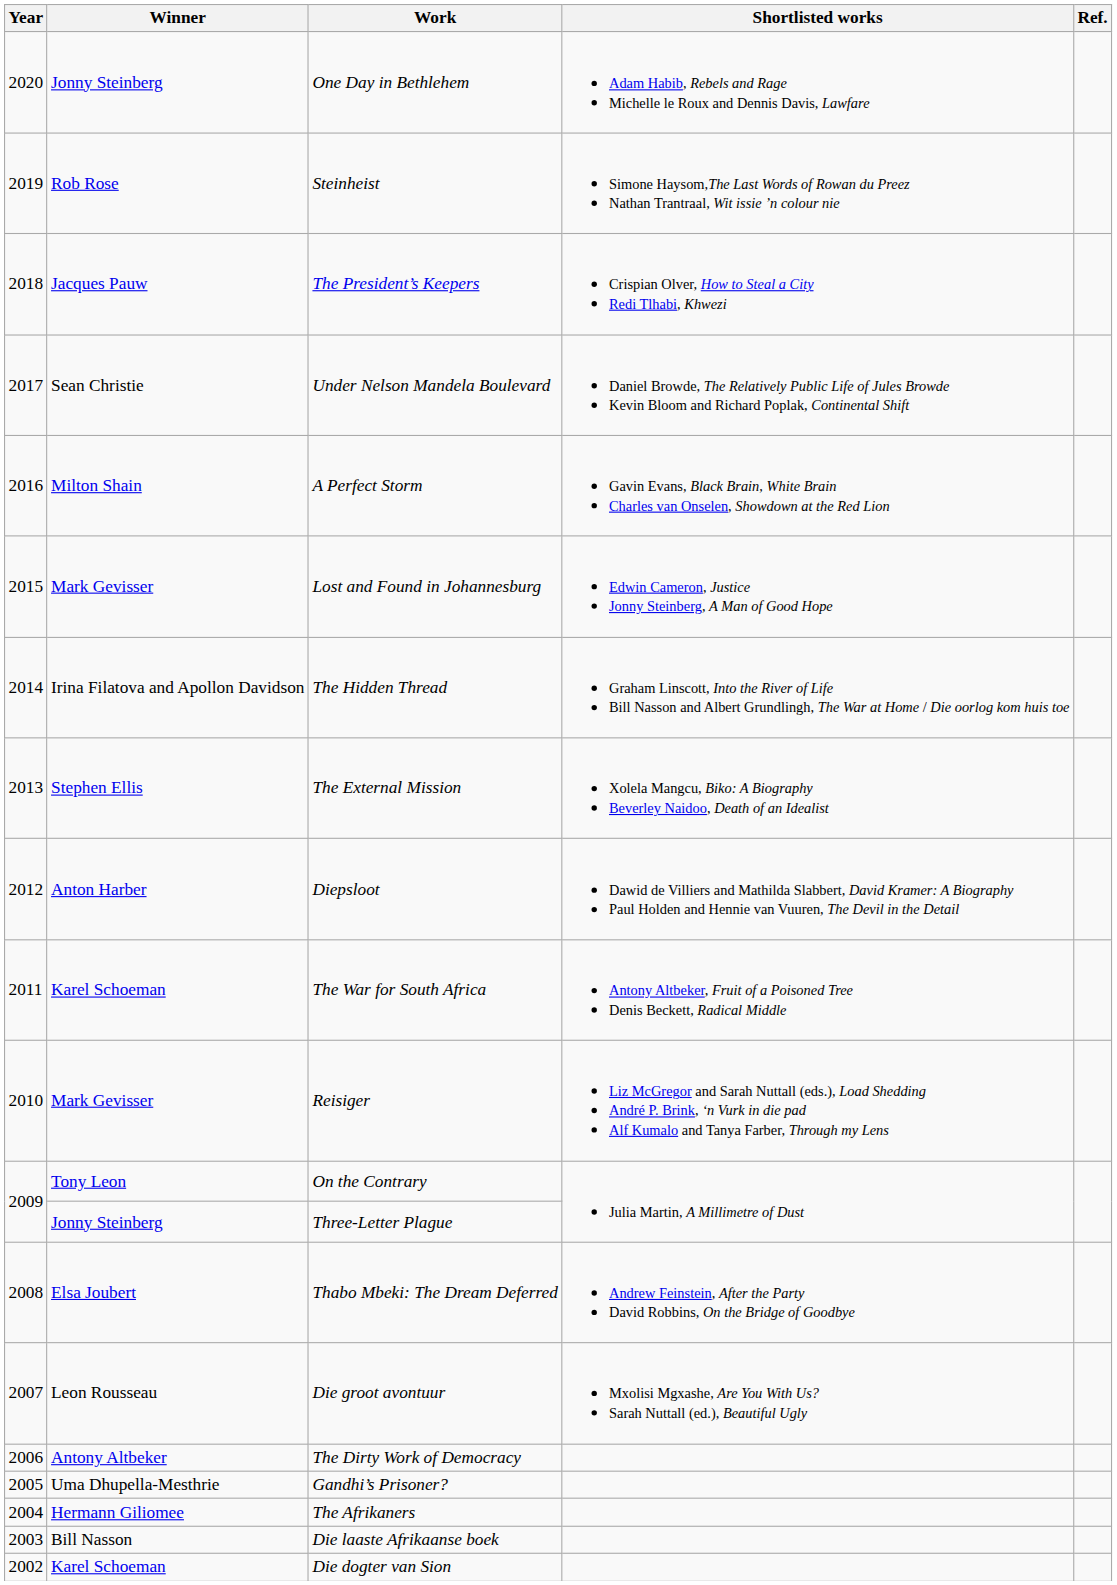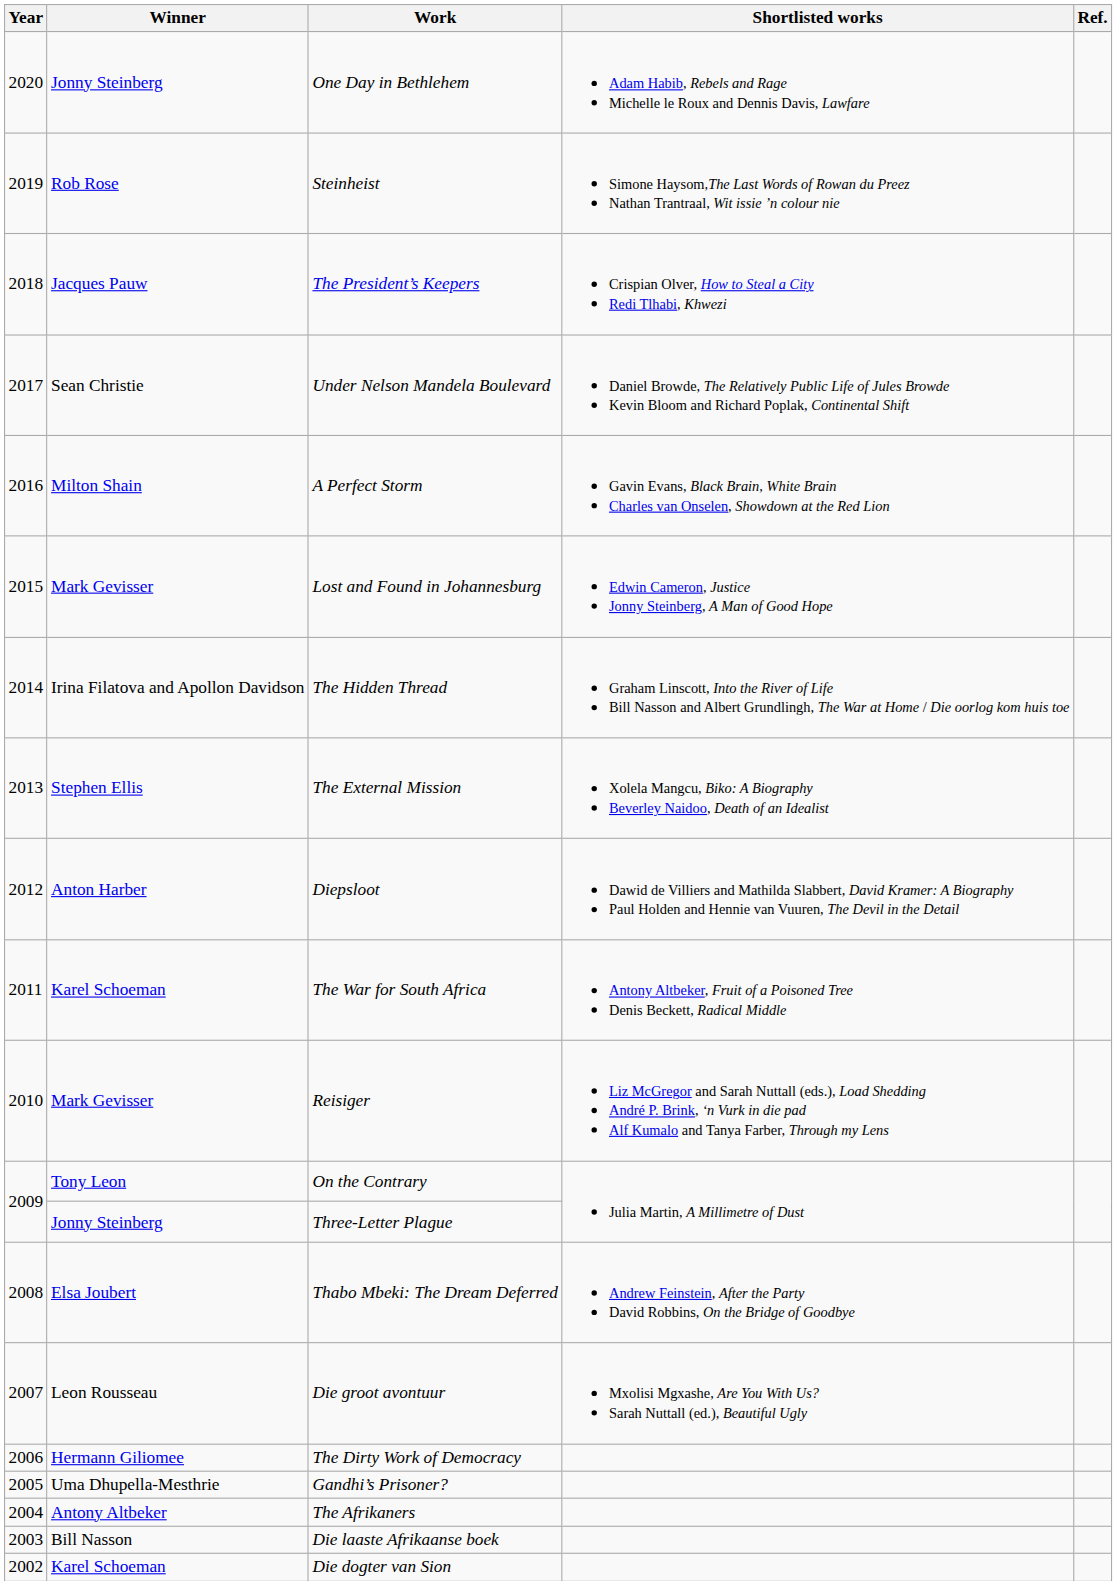(109, 1457) Antony Altbeker -> (118, 1457) Hermann Giliomee
(118, 1512) Hermann Giliomee -> (109, 1512) Antony Altbeker
